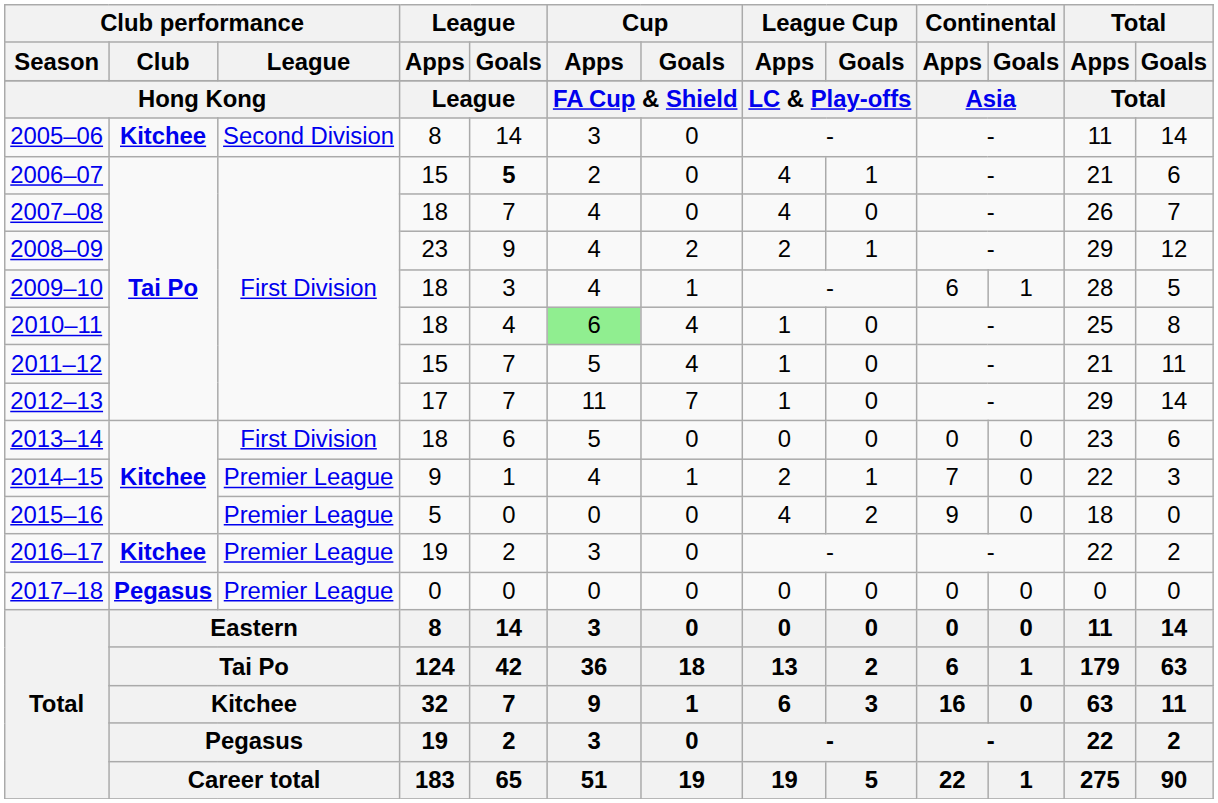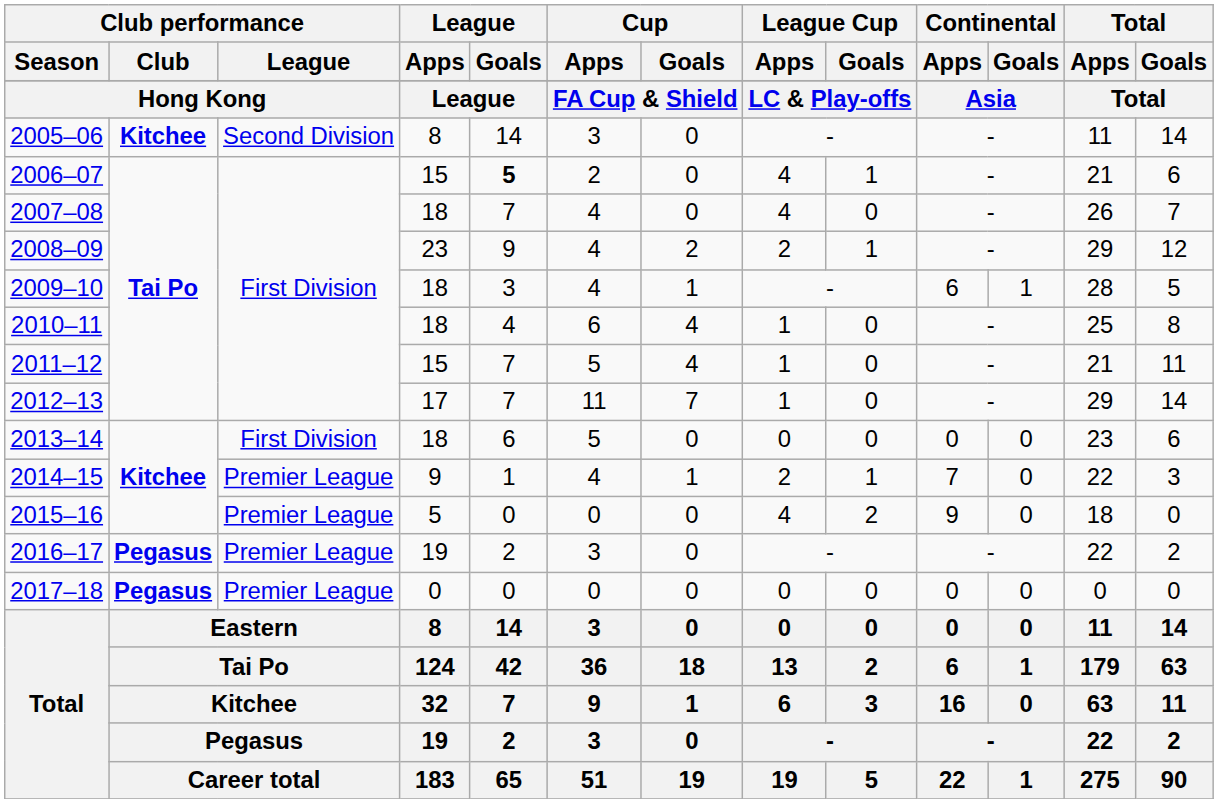(594, 325) lightgreen background -> (594, 325) no background
(163, 552) Kitchee -> (163, 552) Pegasus
